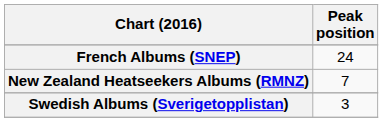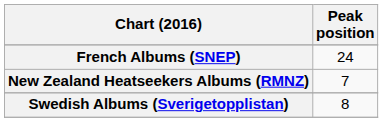(345, 104) 3 -> (345, 104) 8
